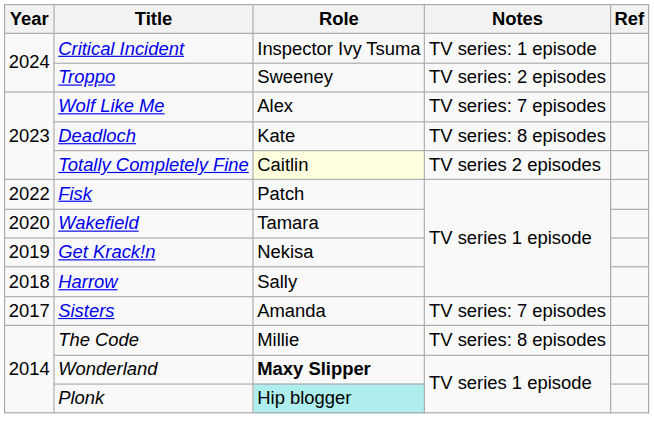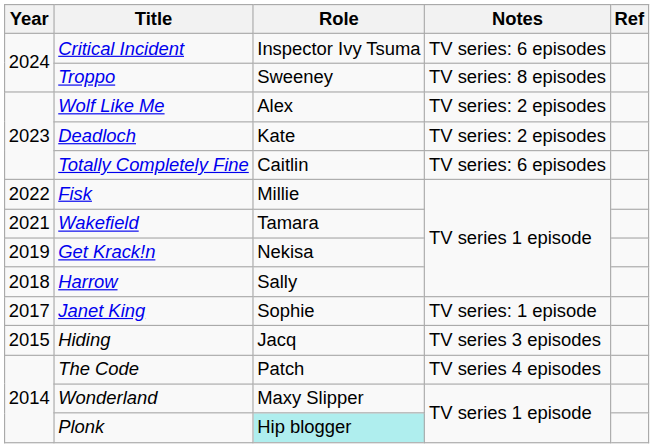(513, 48) TV series: 1 episode -> (518, 48) TV series: 6 episodes
(518, 77) TV series: 2 episodes -> (518, 77) TV series: 8 episodes
(518, 106) TV series: 7 episodes -> (518, 106) TV series: 2 episodes
(518, 135) TV series: 8 episodes -> (518, 135) TV series: 2 episodes
(283, 164) lightyellow background -> (283, 164) no background
(515, 164) TV series 2 episodes -> (518, 164) TV series: 6 episodes
(281, 194) Patch -> (278, 194) Millie
(29, 223) 2020 -> (29, 223) 2021
- row: (86, 310)
+ row: (102, 310)
+ row: (84, 340)
(278, 340) Millie -> (281, 369) Patch
(518, 340) TV series: 8 episodes -> (515, 369) TV series 4 episodes
(314, 369) bold -> (310, 398) normal
